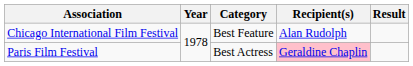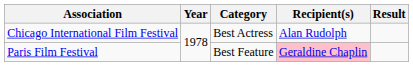(243, 33) Best Feature -> (243, 33) Best Actress
(243, 52) Best Actress -> (243, 52) Best Feature
